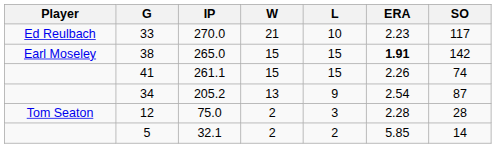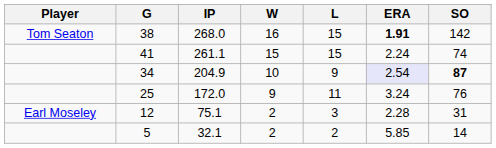- row: (147, 34)
(60, 53) Earl Moseley -> (60, 34) Tom Seaton
(210, 53) 265.0 -> (210, 34) 268.0
(272, 53) 15 -> (272, 34) 16
(397, 73) 2.26 -> (397, 53) 2.24
(210, 93) 205.2 -> (210, 73) 204.9
(272, 93) 13 -> (272, 73) 10
(397, 93) no background -> (397, 73) lavender background
(460, 93) normal -> (460, 73) bold
+ row: (147, 93)
(60, 113) Tom Seaton -> (60, 113) Earl Moseley
(210, 113) 75.0 -> (210, 113) 75.1
(460, 113) 28 -> (460, 113) 31
